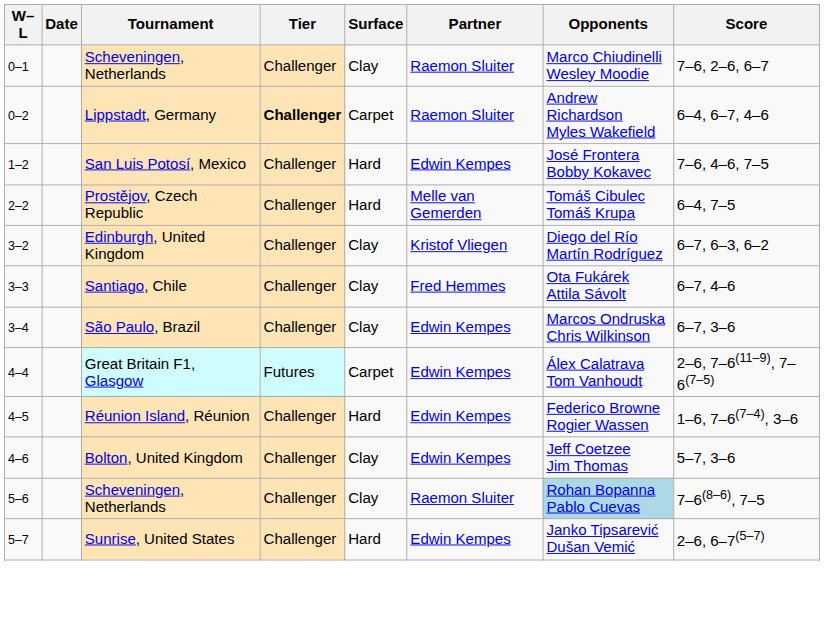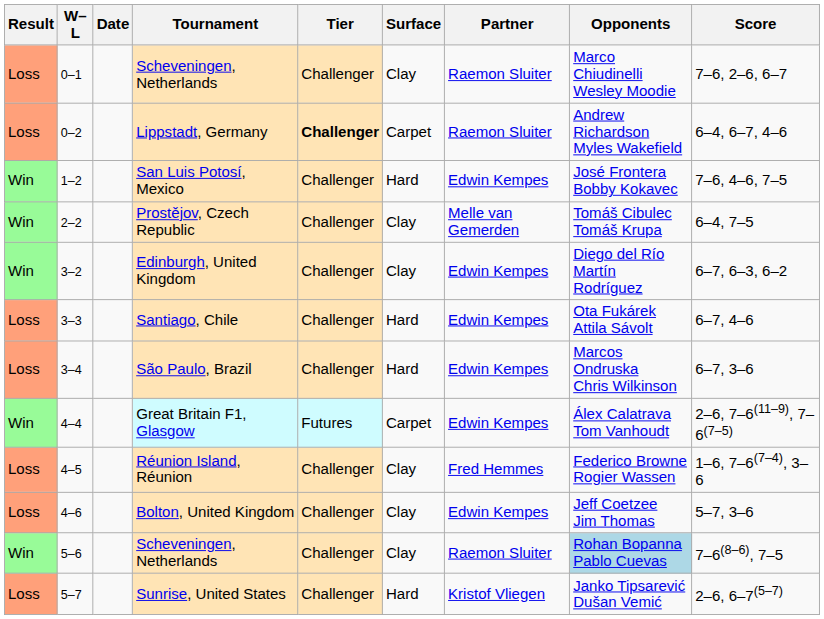+ column: (31, 24)
(365, 204) Hard -> (401, 221) Clay
(459, 245) Kristof Vliegen -> (498, 271) Edwin Kempes
(363, 286) Clay -> (402, 320) Hard
(458, 286) Fred Hemmes -> (498, 320) Edwin Kempes
(363, 327) Clay -> (402, 369) Hard
(365, 416) Hard -> (401, 469) Clay
(461, 416) Edwin Kempes -> (496, 469) Fred Hemmes
(461, 539) Edwin Kempes -> (497, 594) Kristof Vliegen
